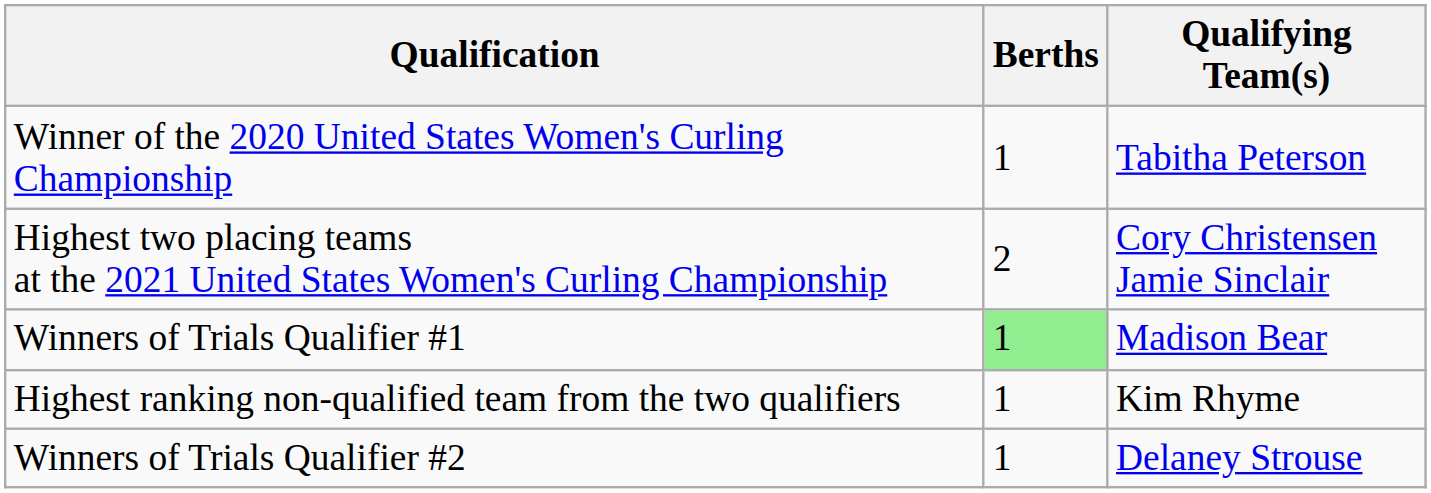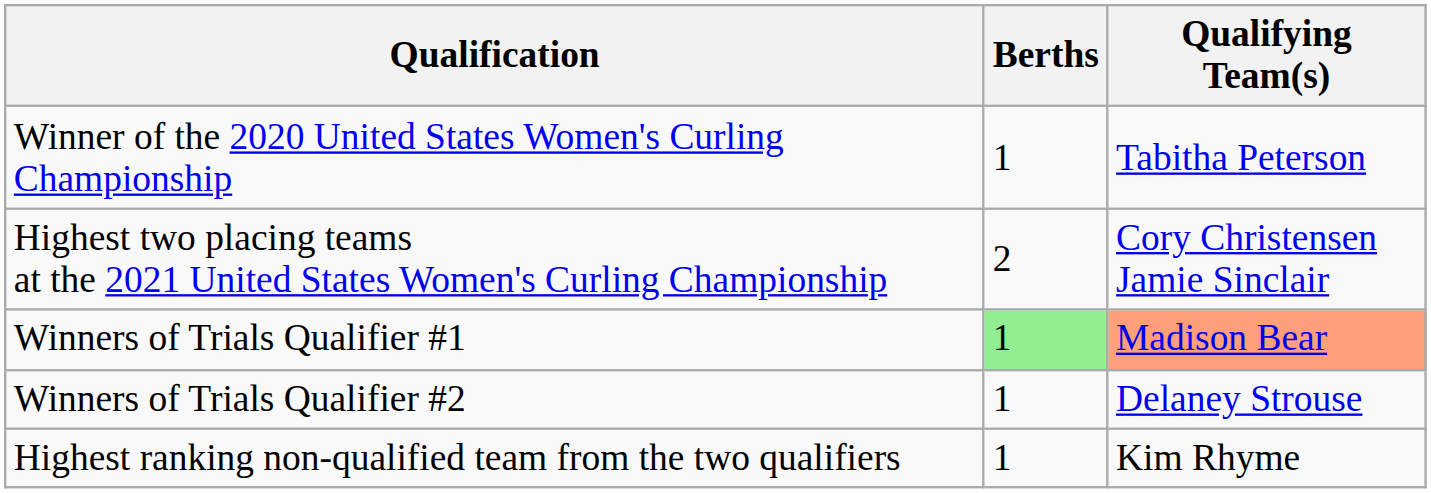(1222, 338) no background -> (1222, 338) lightsalmon background
rows swapped: (240, 457) <-> (457, 398)
